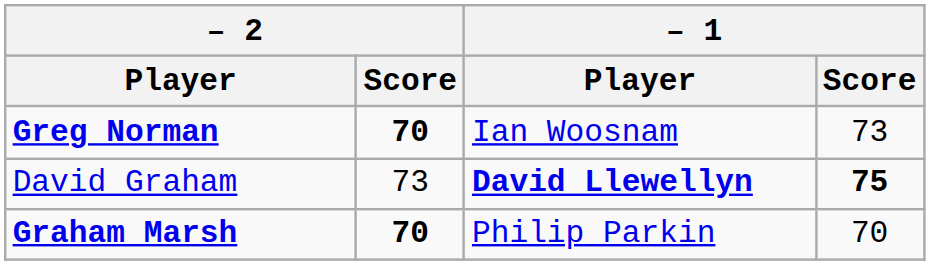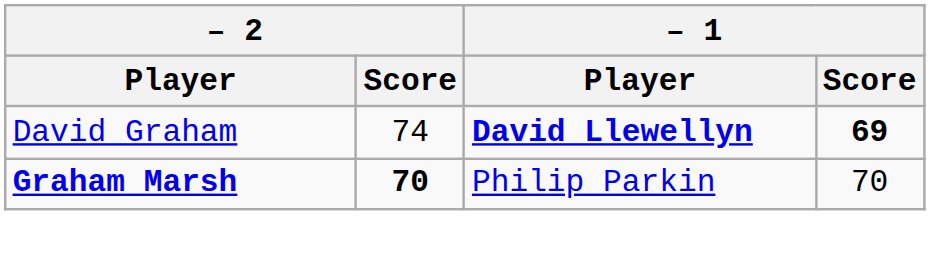- row: (116, 132)
(410, 183) 73 -> (410, 132) 74
(870, 183) 75 -> (870, 132) 69
